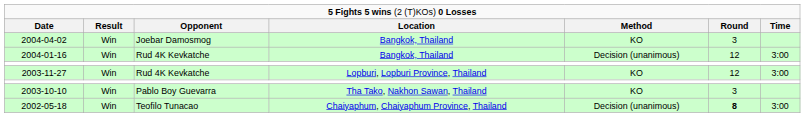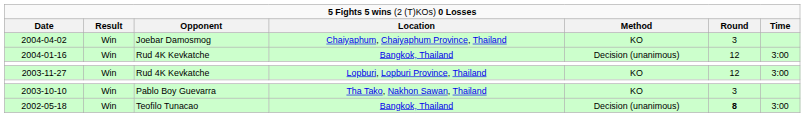(417, 40) Bangkok, Thailand -> (417, 40) Chaiyaphum, Chaiyaphum Province, Thailand
(417, 105) Chaiyaphum, Chaiyaphum Province, Thailand -> (417, 105) Bangkok, Thailand
